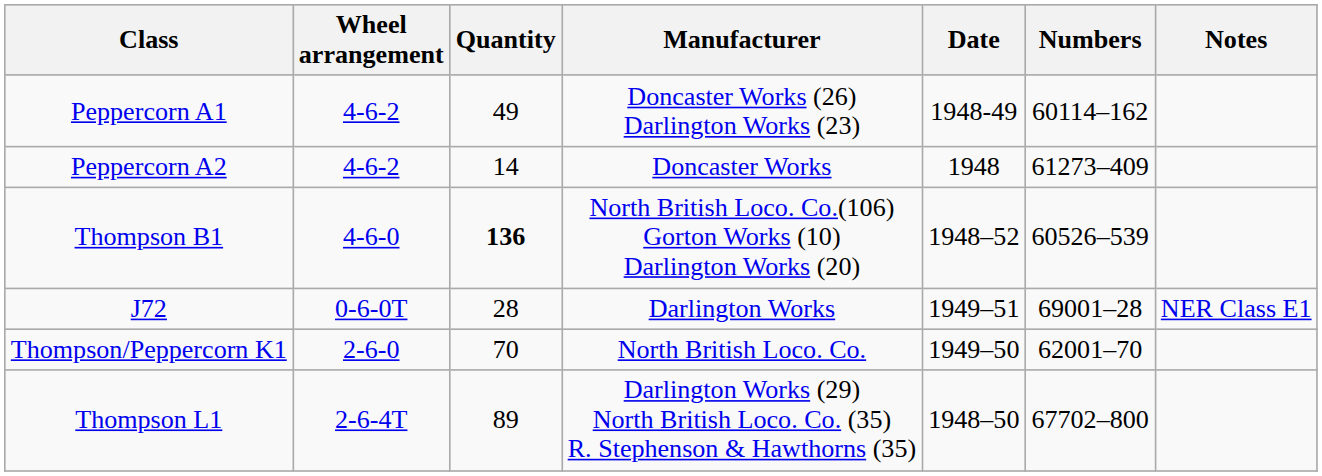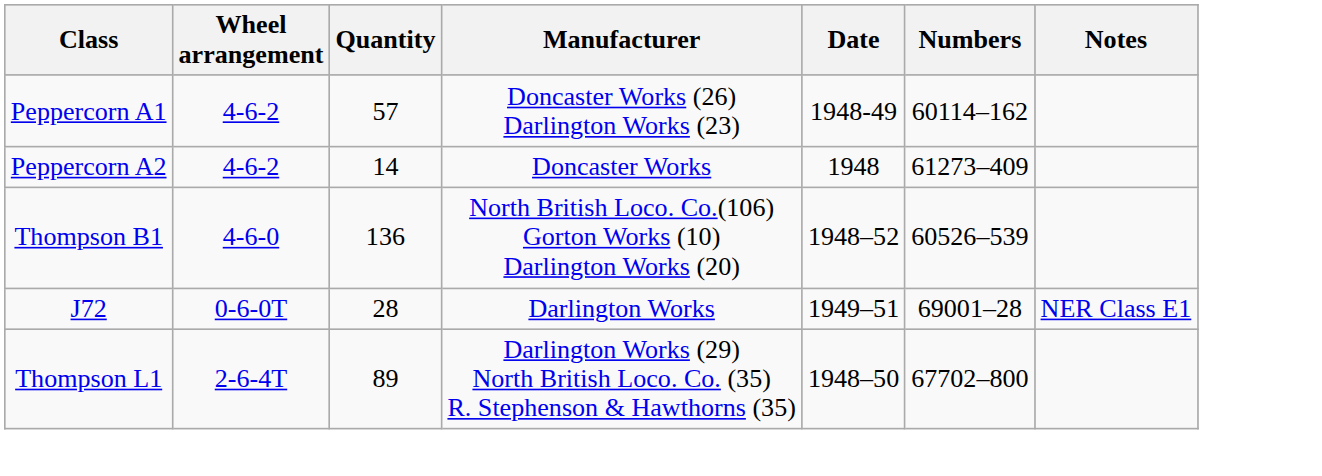(506, 110) 49 -> (385, 110) 57
(506, 237) bold -> (385, 237) normal
- row: (149, 349)
